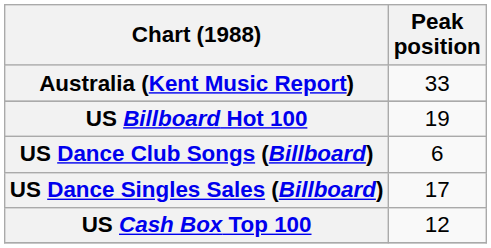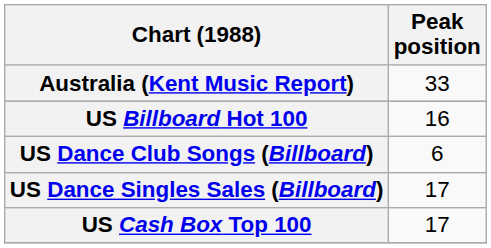(437, 118) 19 -> (437, 118) 16
(437, 225) 12 -> (437, 225) 17
